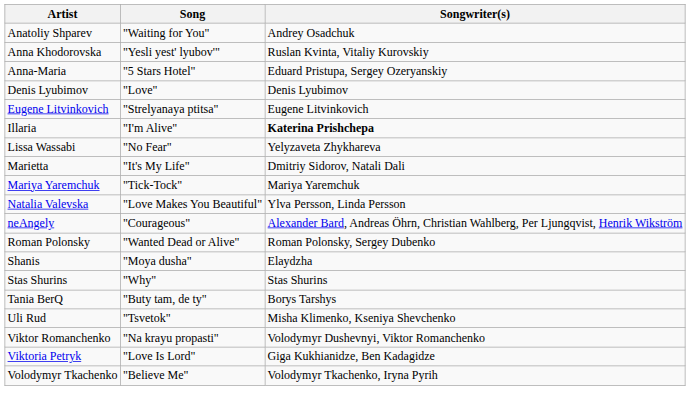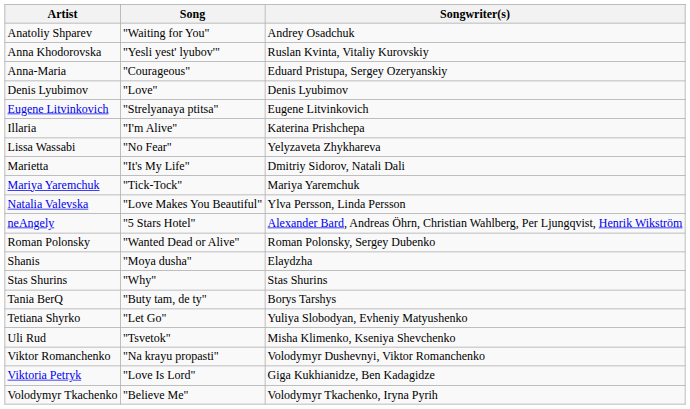(159, 71) "5 Stars Hotel" -> (157, 71) "Courageous"
(321, 128) bold -> (316, 128) normal
(157, 223) "Courageous" -> (159, 223) "5 Stars Hotel"
+ row: (44, 318)
